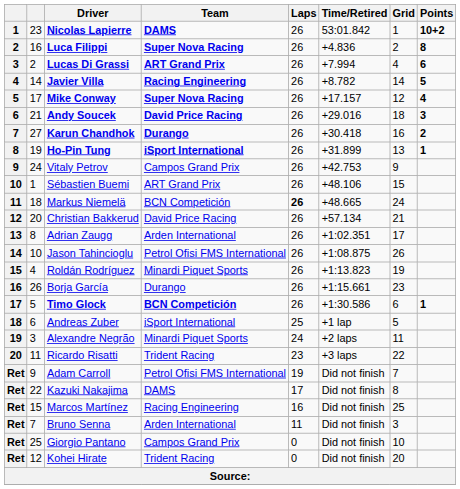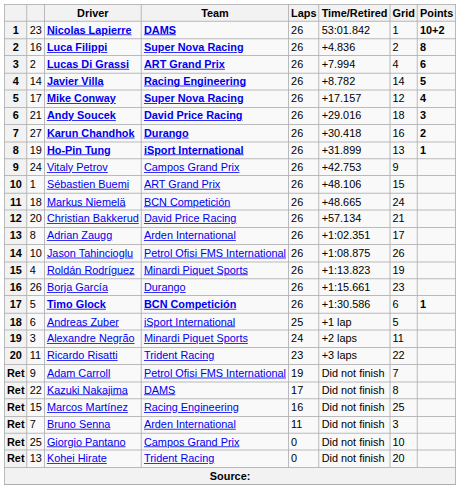(297, 201) bold -> (297, 201) normal
(36, 458) 12 -> (36, 458) 13
